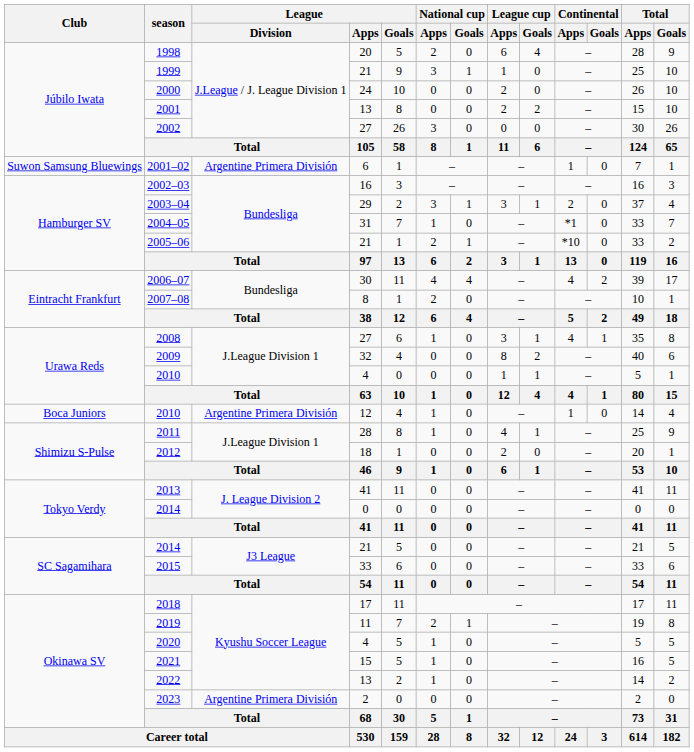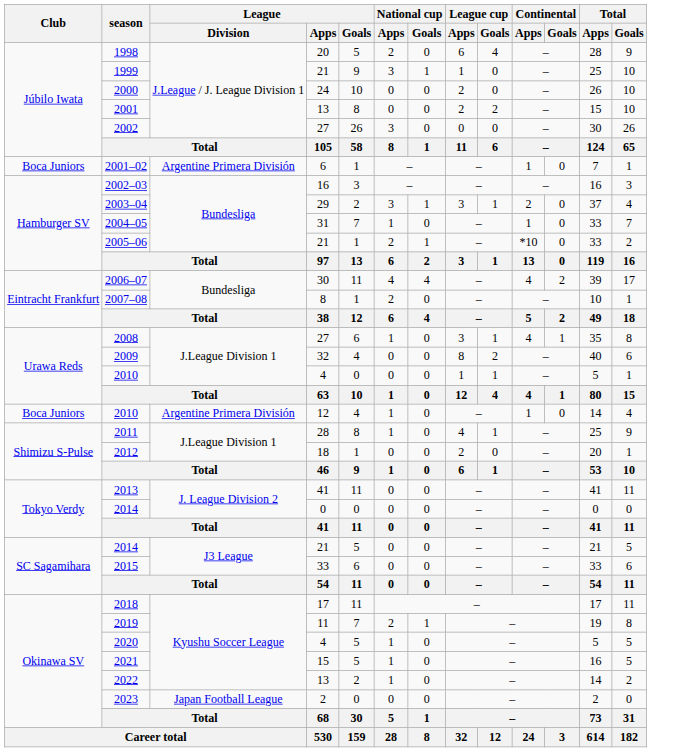(74, 166) Suwon Samsung Bluewings -> (53, 166) Boca Juniors
(571, 223) *1 -> (528, 223) 1
(271, 699) Argentine Primera División -> (228, 699) Japan Football League
